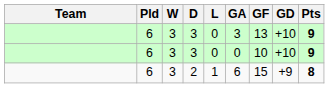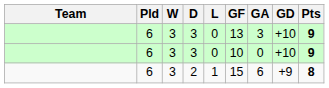columns swapped: (261, 14) <-> (237, 14)
